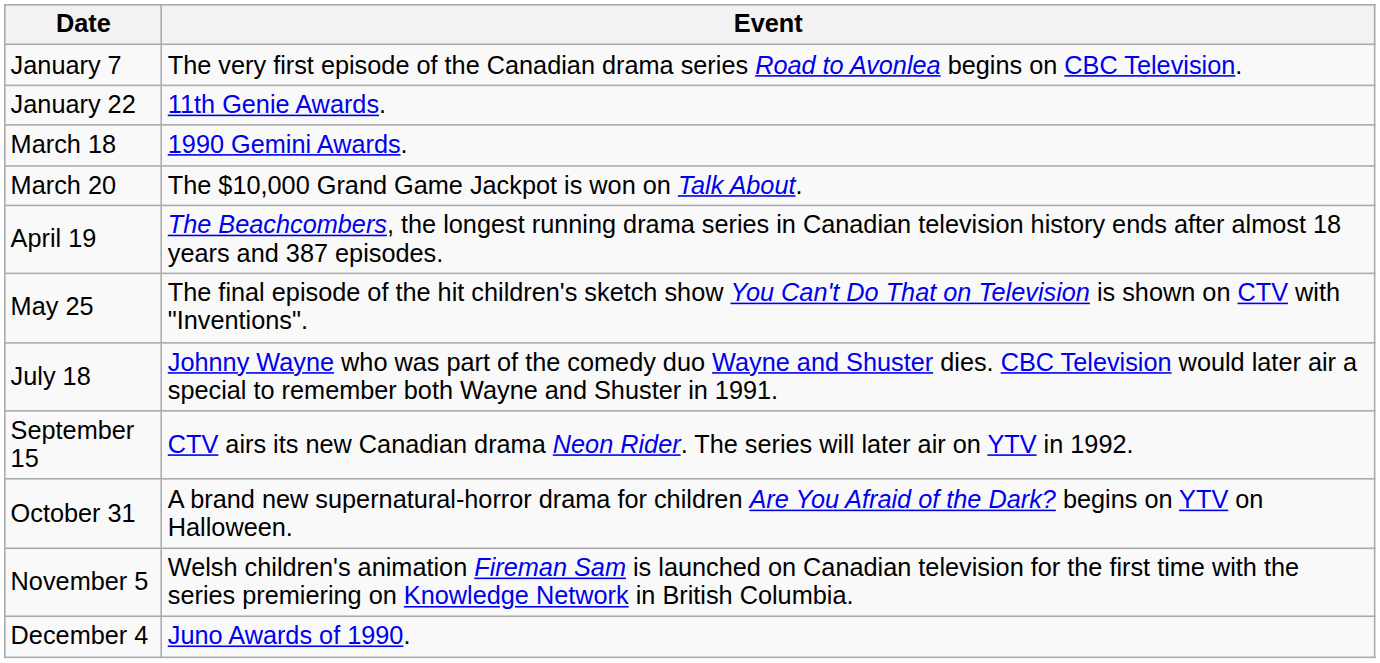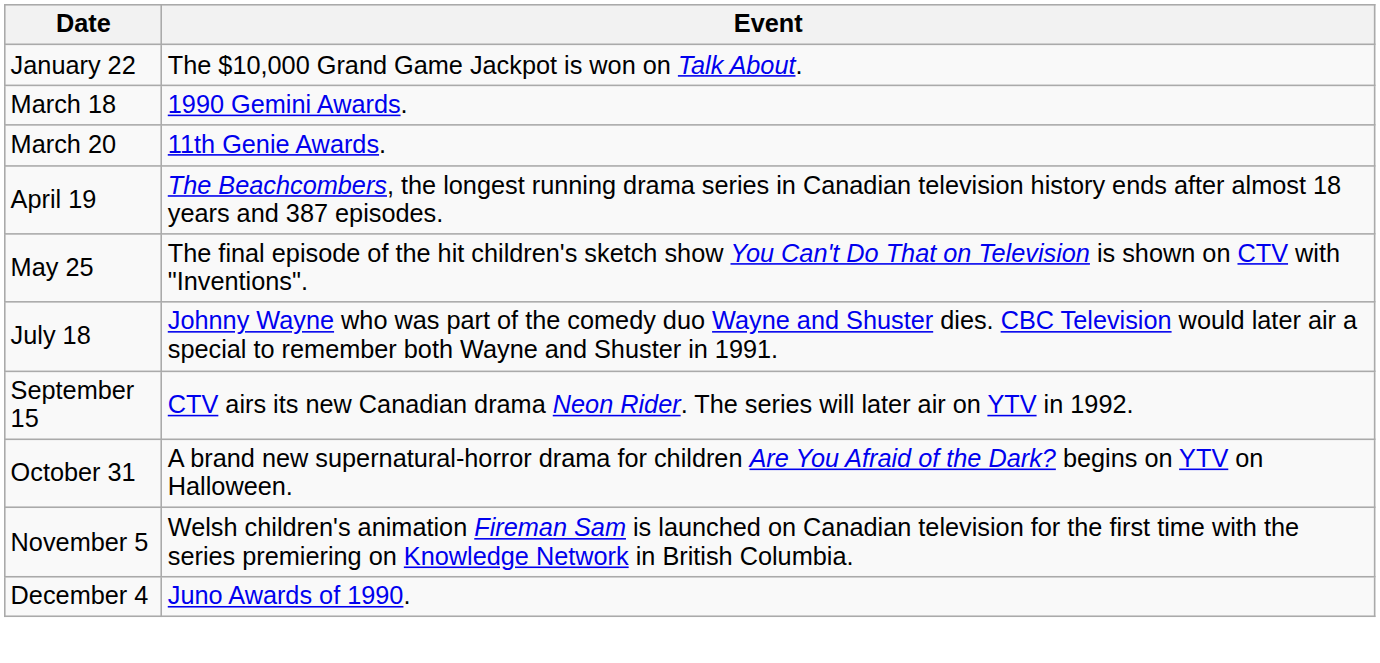- row: (66, 64)
(277, 104) 11th Genie Awards. -> (485, 64) The $10,000 Grand Game Jackpot is won on Talk About.
(485, 184) The $10,000 Grand Game Jackpot is won on Talk About. -> (277, 144) 11th Genie Awards.
